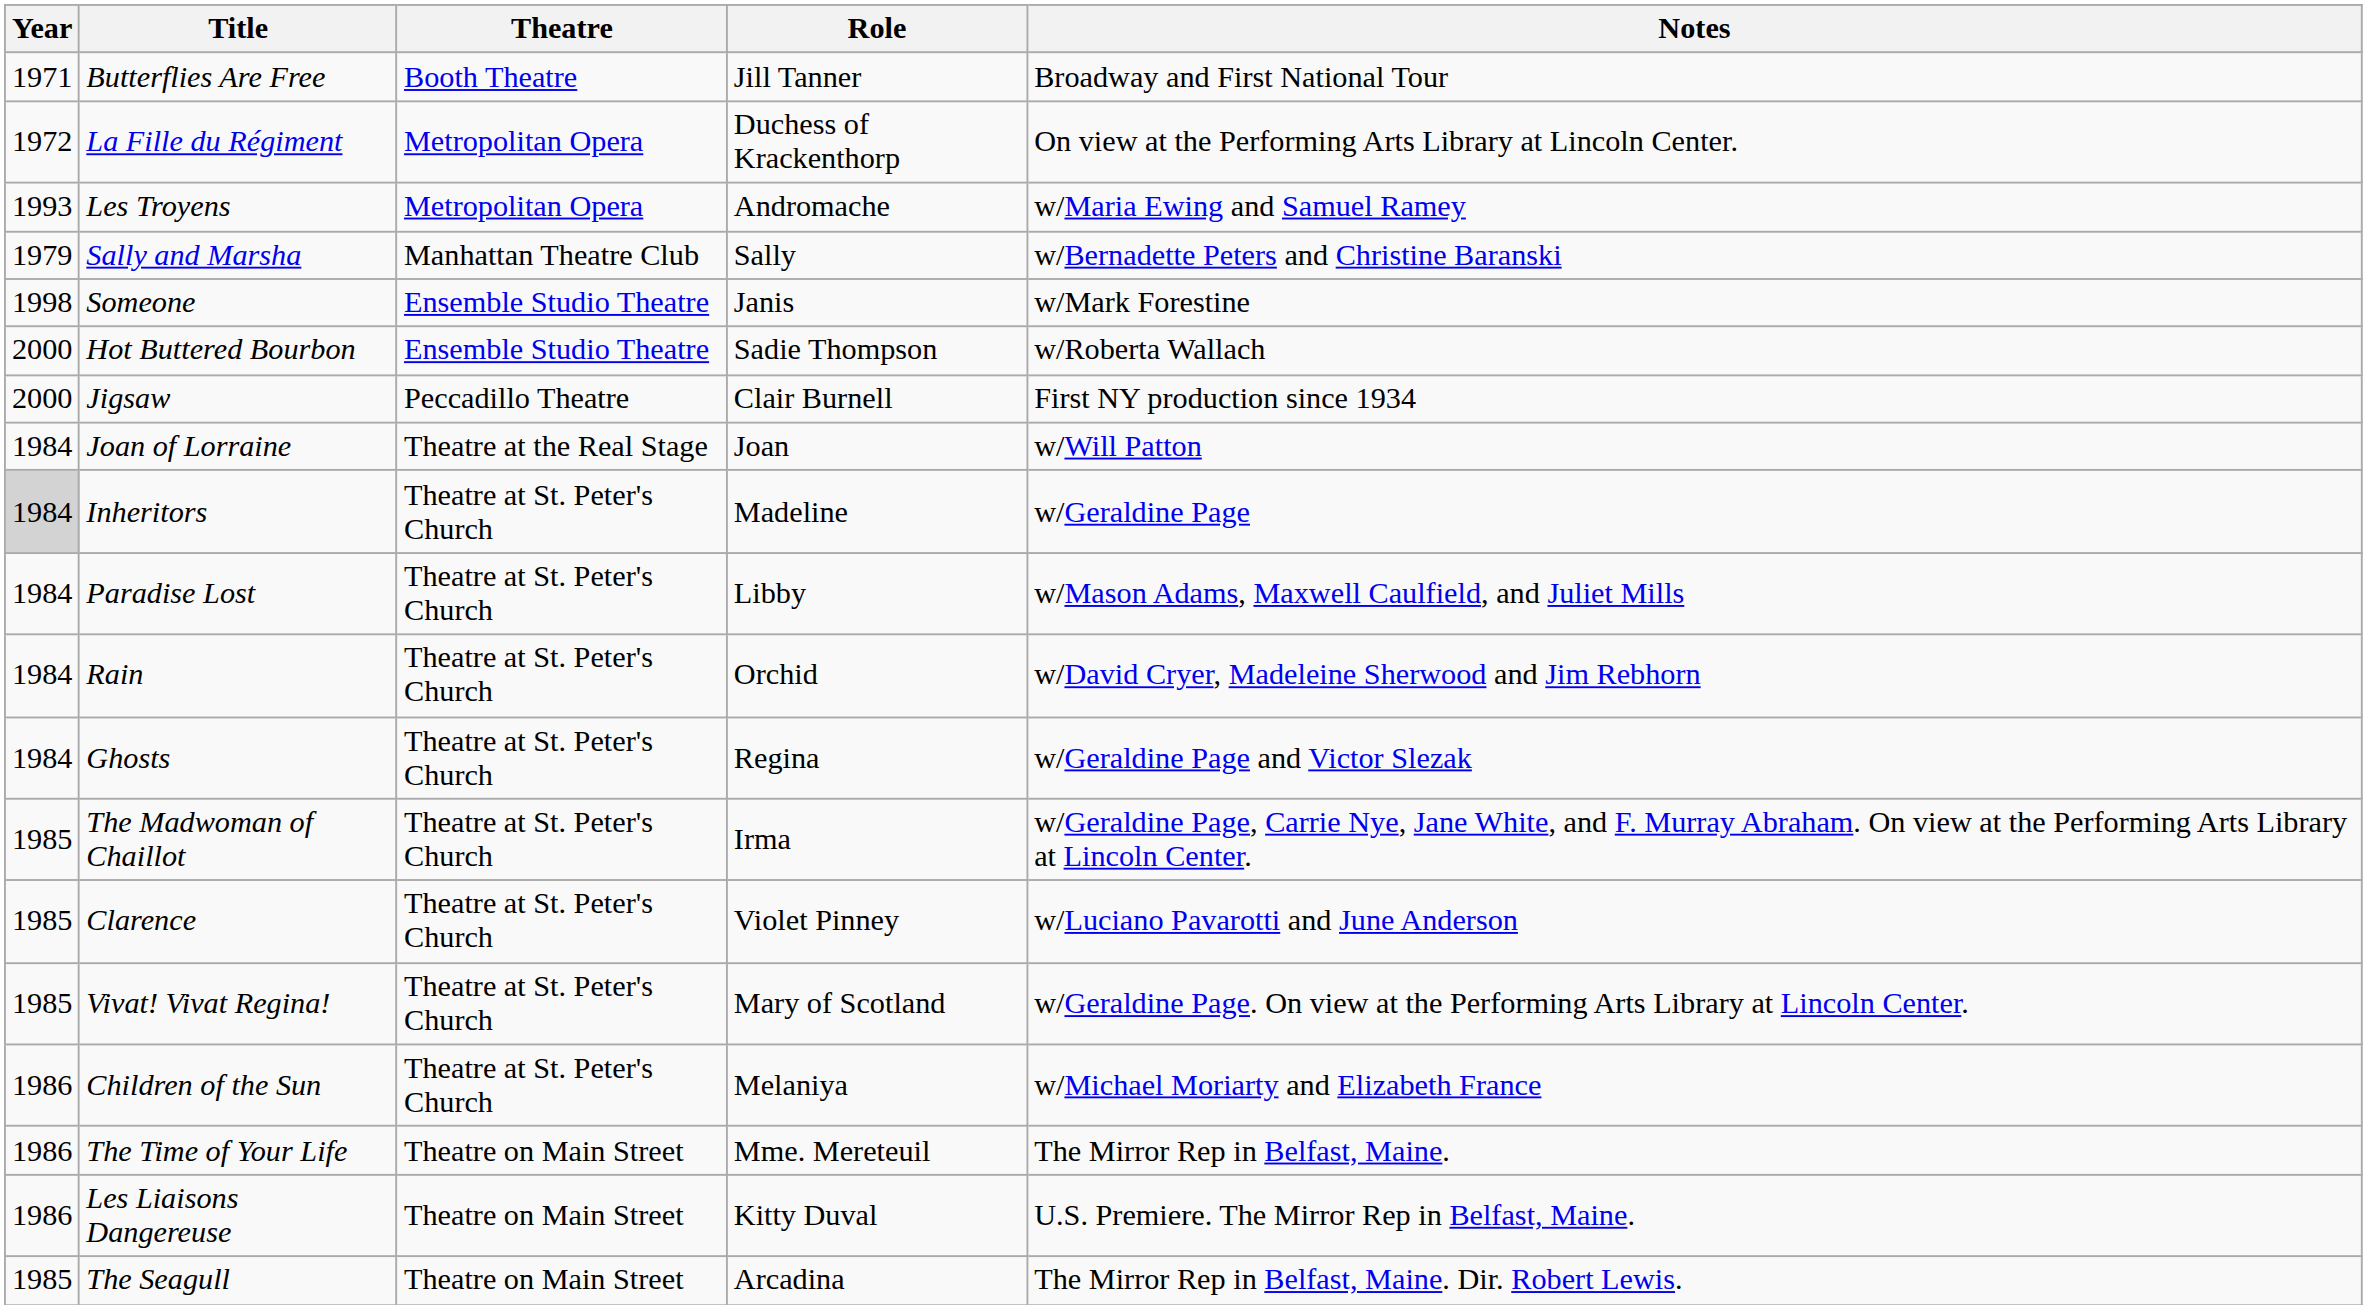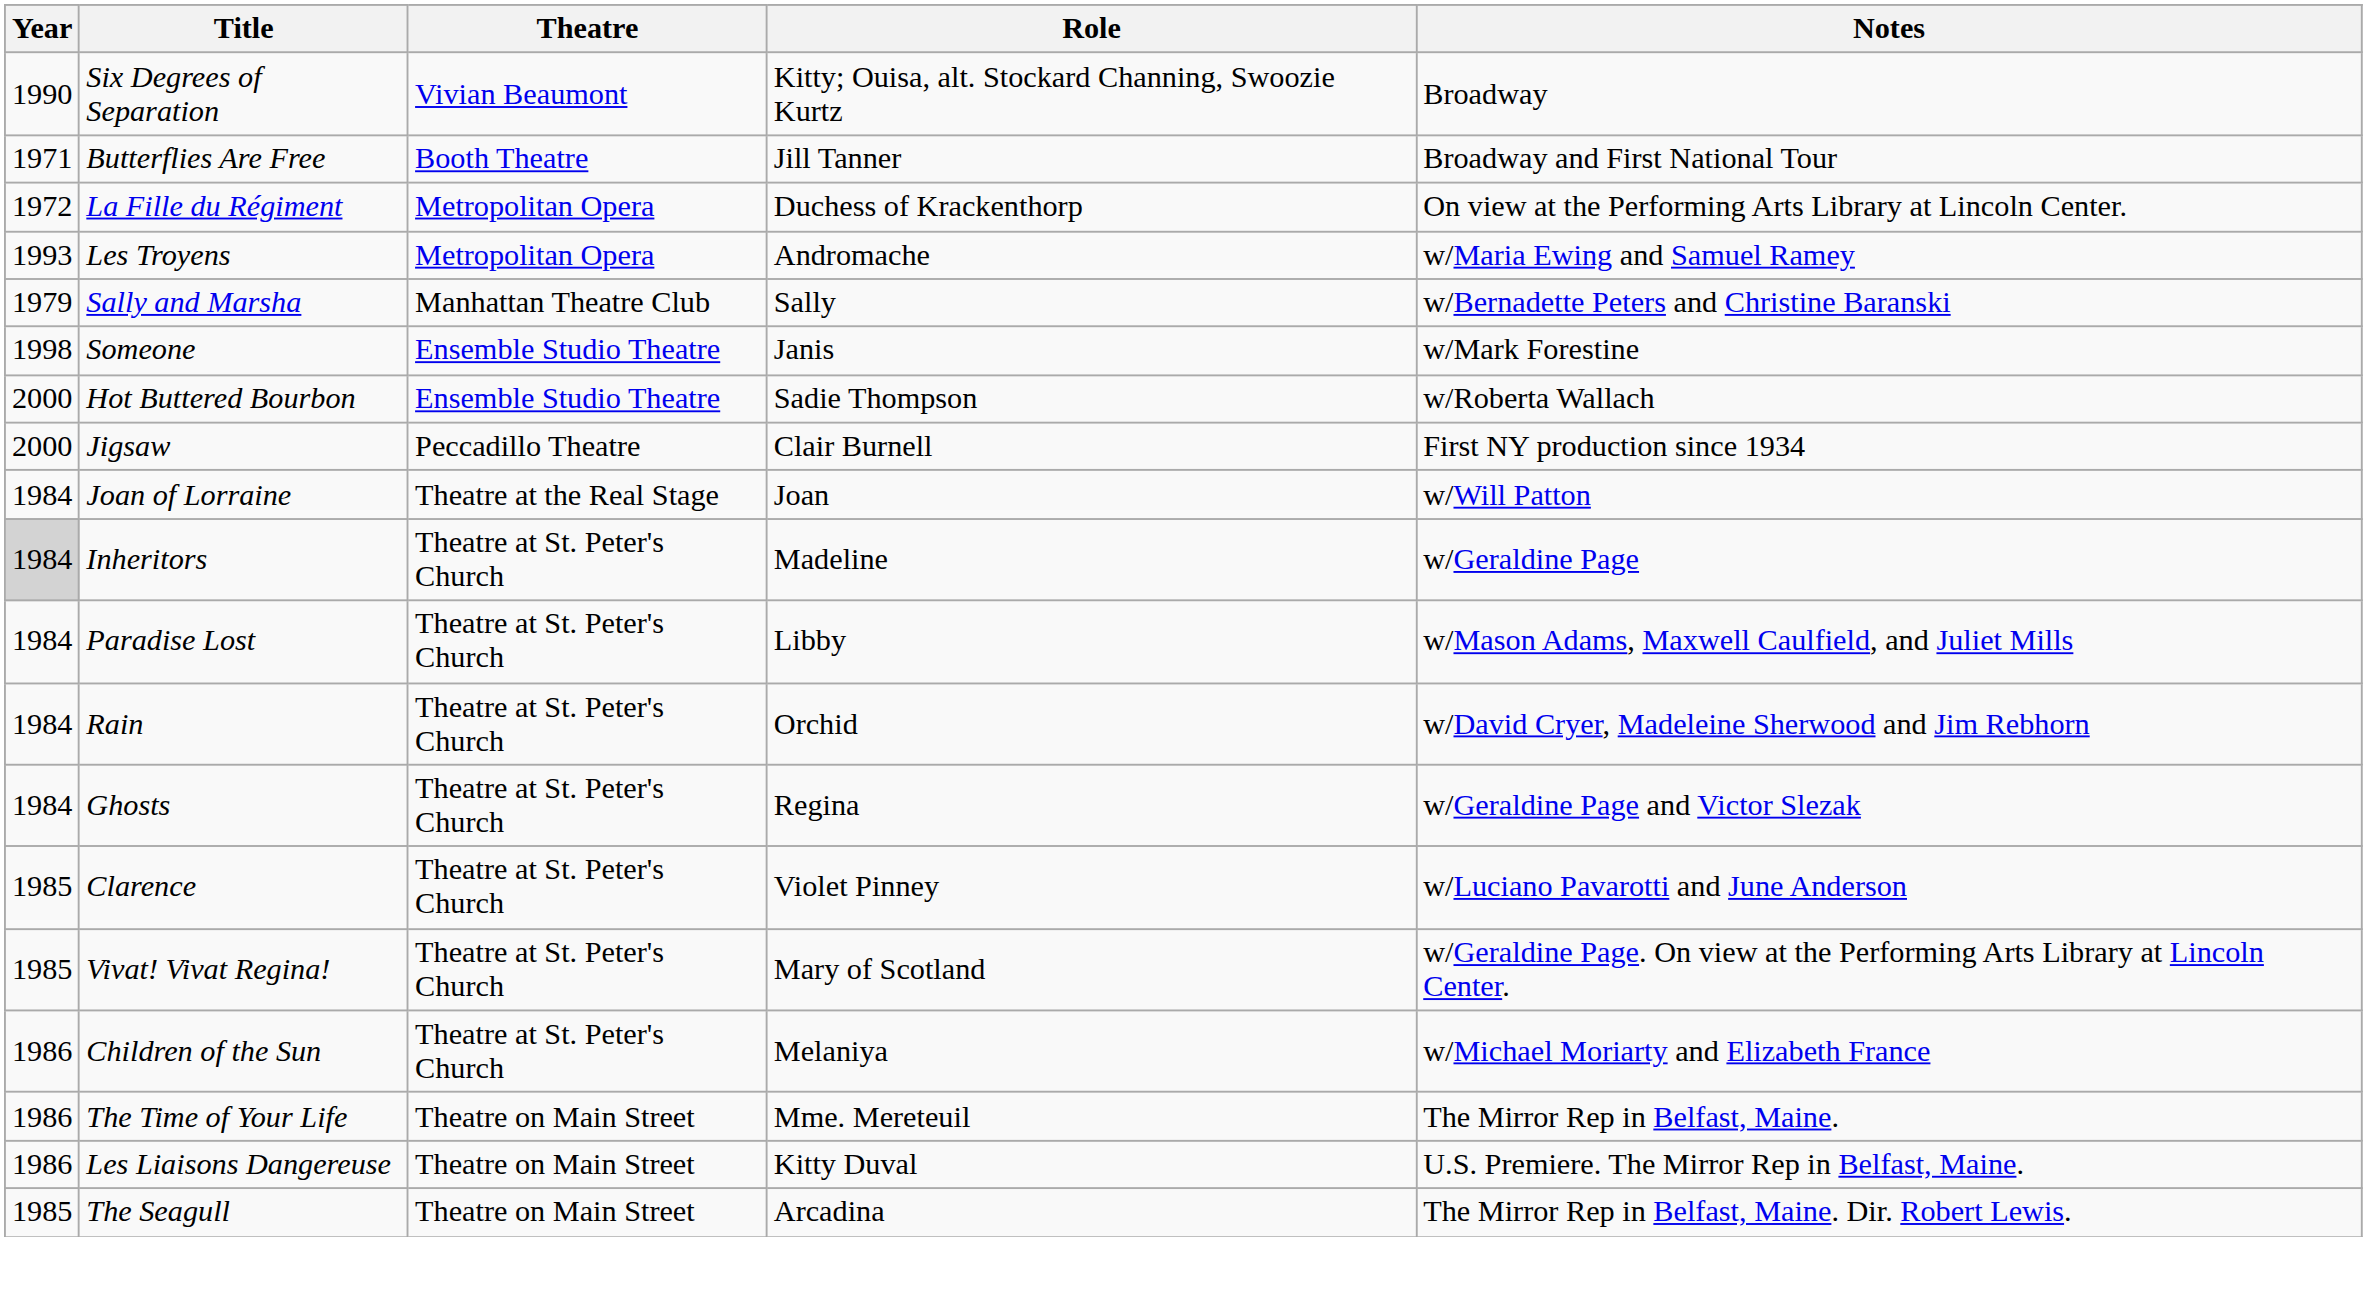+ row: (174, 93)
- row: (200, 839)
